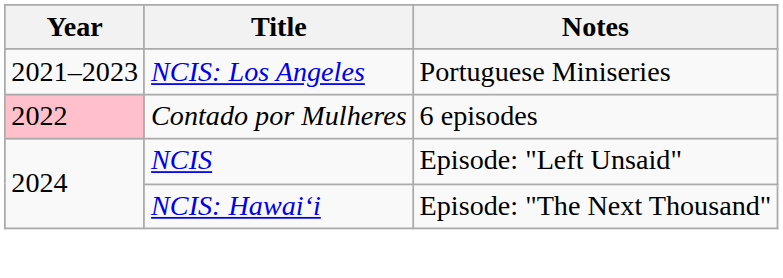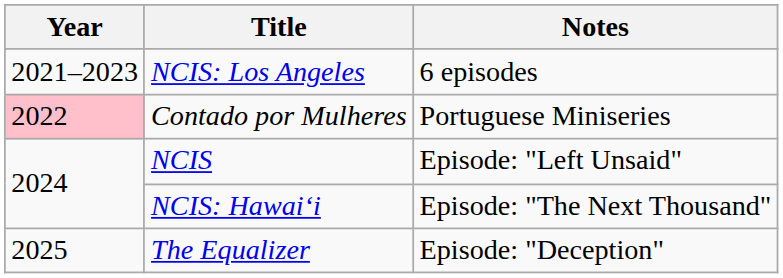(545, 71) Portuguese Miniseries -> (479, 71) 6 episodes
(479, 116) 6 episodes -> (545, 116) Portuguese Miniseries
+ row: (230, 250)
